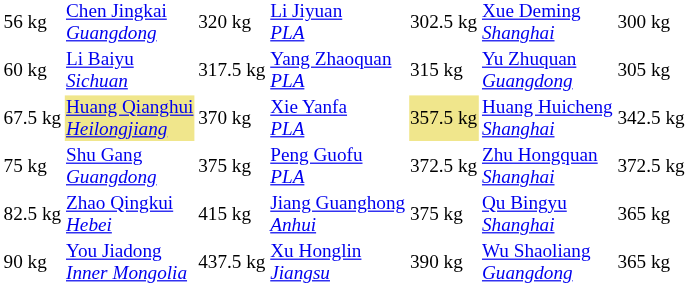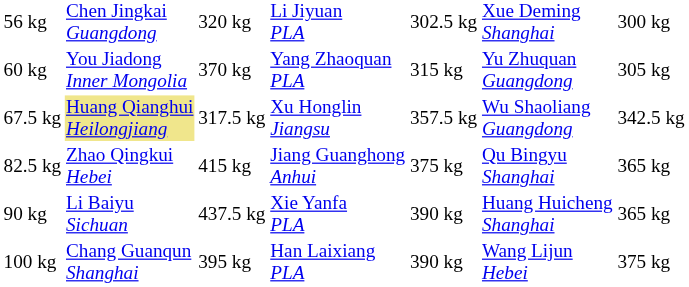(100, 70) Li Baiyu Sichuan -> (127, 70) You Jiadong Inner Mongolia
(232, 70) 317.5 kg -> (225, 70) 370 kg
(225, 118) 370 kg -> (232, 118) 317.5 kg
(309, 118) Xie Yanfa PLA -> (316, 118) Xu Honglin Jiangsu
(444, 118) khaki background -> (444, 118) no background
(547, 118) Huang Huicheng Shanghai -> (536, 118) Wu Shaoliang Guangdong
- row: (25, 166)
(127, 262) You Jiadong Inner Mongolia -> (100, 214) Li Baiyu Sichuan
(316, 262) Xu Honglin Jiangsu -> (309, 214) Xie Yanfa PLA
(536, 262) Wu Shaoliang Guangdong -> (547, 214) Huang Huicheng Shanghai
+ row: (30, 262)
